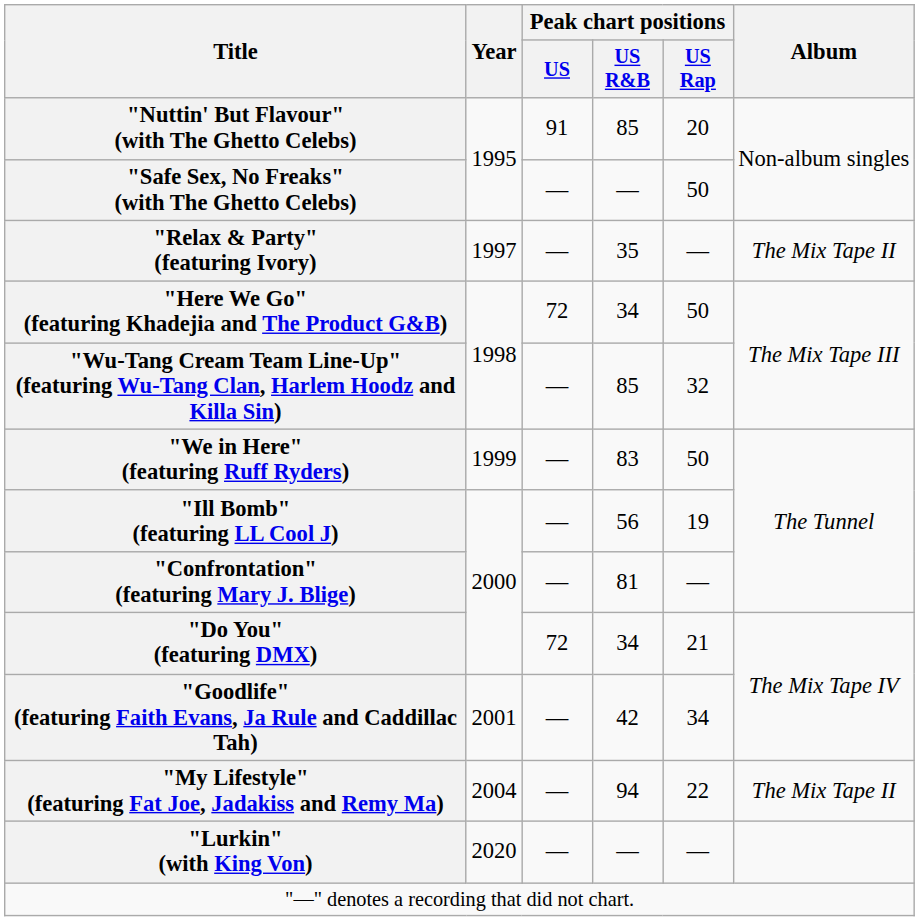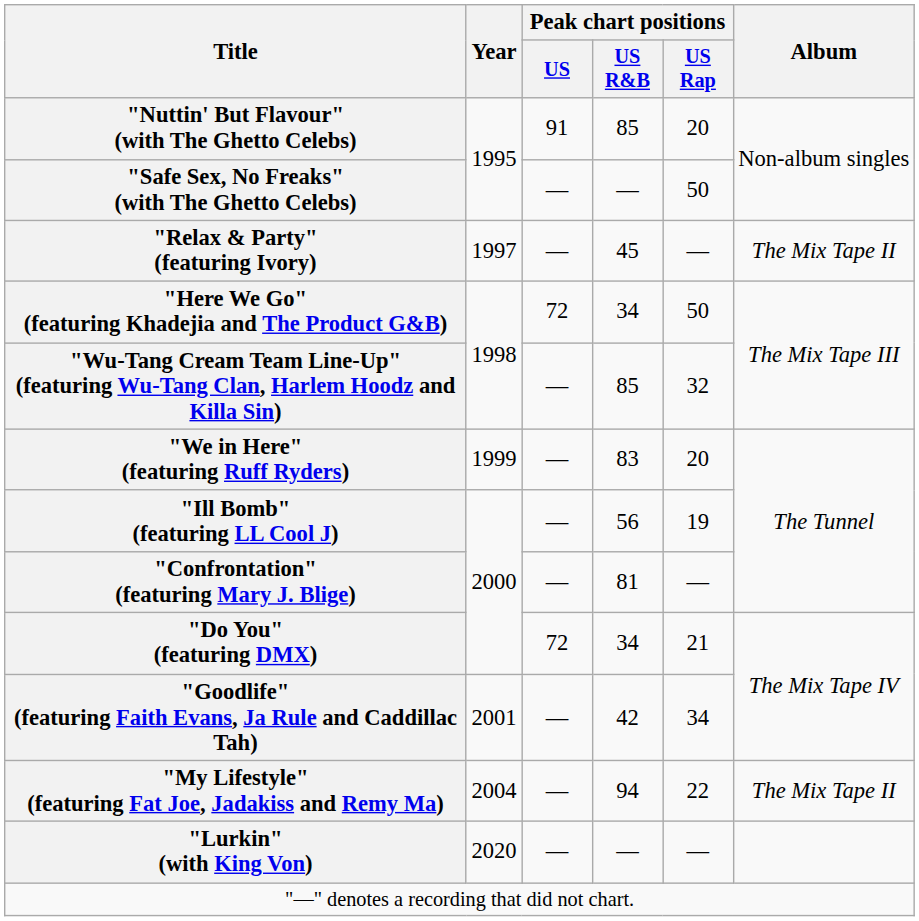(627, 250) 35 -> (627, 250) 45
(698, 459) 50 -> (698, 459) 20
